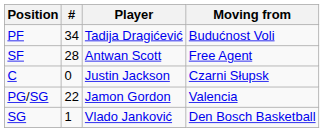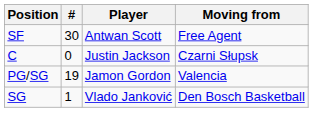- row: (16, 35)
(72, 55) 28 -> (72, 35) 30
(72, 96) 22 -> (72, 76) 19
